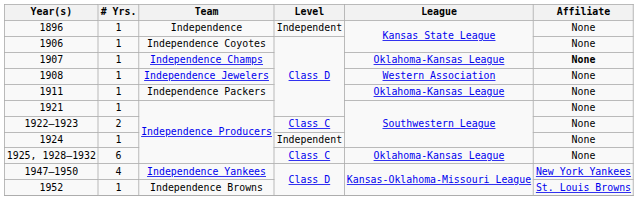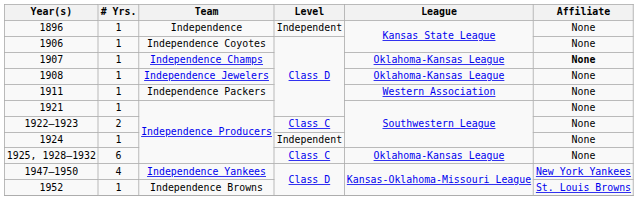(439, 77) Western Association -> (439, 77) Oklahoma-Kansas League
(439, 92) Oklahoma-Kansas League -> (439, 92) Western Association
